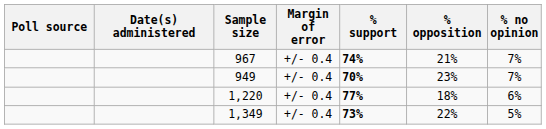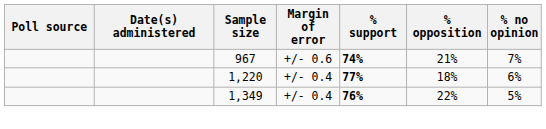(308, 59) +/- 0.4 -> (308, 59) +/- 0.6
- row: (245, 77)
(353, 115) 73% -> (353, 96) 76%
